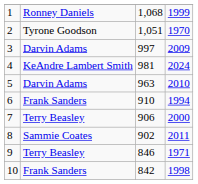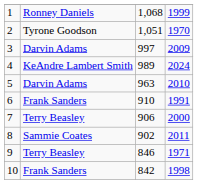(146, 65) 981 -> (146, 65) 989
(179, 100) 1994 -> (179, 100) 1991
